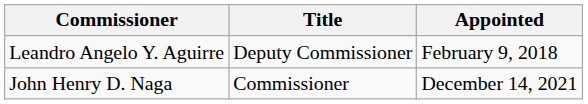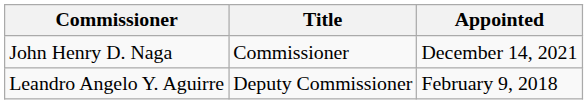rows swapped: (91, 83) <-> (117, 51)
